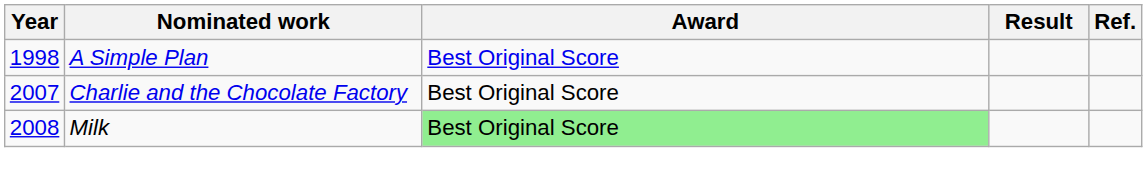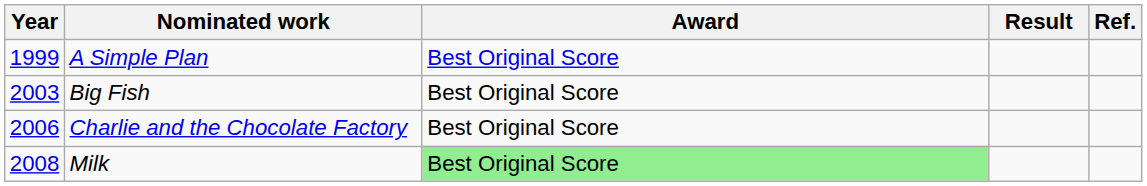(35, 57) 1998 -> (35, 57) 1999
+ row: (110, 92)
(35, 92) 2007 -> (35, 127) 2006
